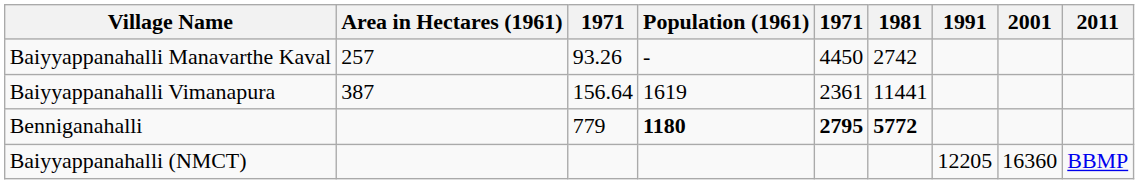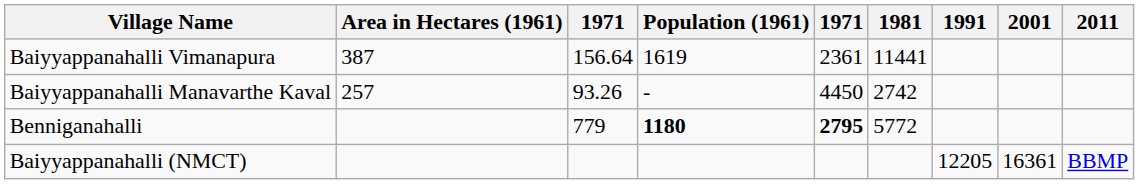rows swapped: (142, 91) <-> (170, 56)
(895, 126) bold -> (895, 126) normal
(1030, 160) 16360 -> (1030, 160) 16361
